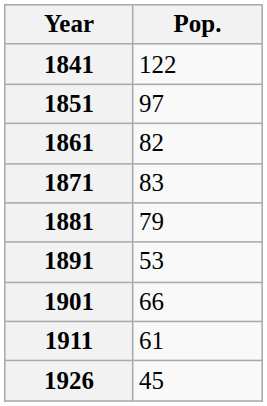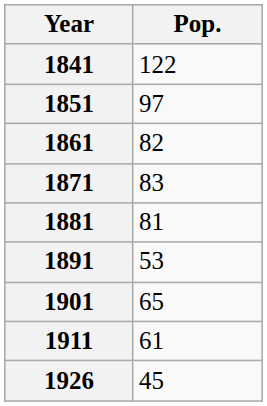(152, 222) 79 -> (152, 222) 81
(152, 301) 66 -> (152, 301) 65
